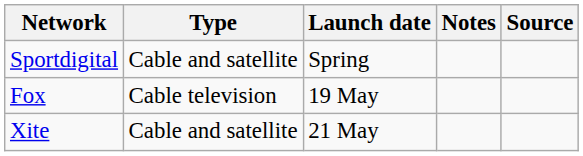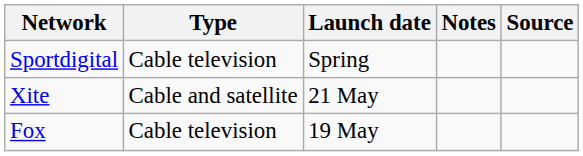(213, 58) Cable and satellite -> (203, 58) Cable television
rows swapped: (28, 95) <-> (30, 131)
